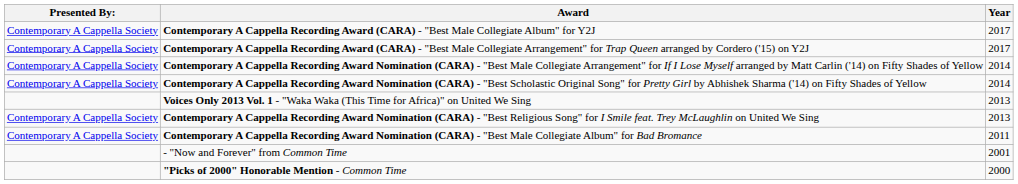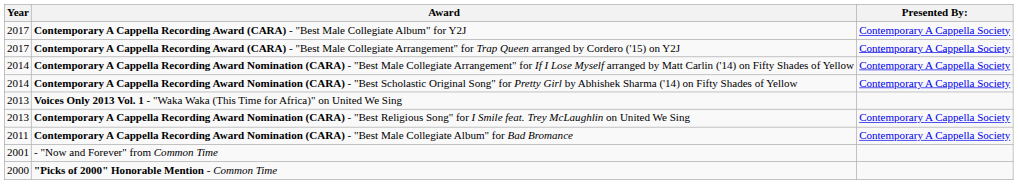columns swapped: (999, 13) <-> (82, 13)
